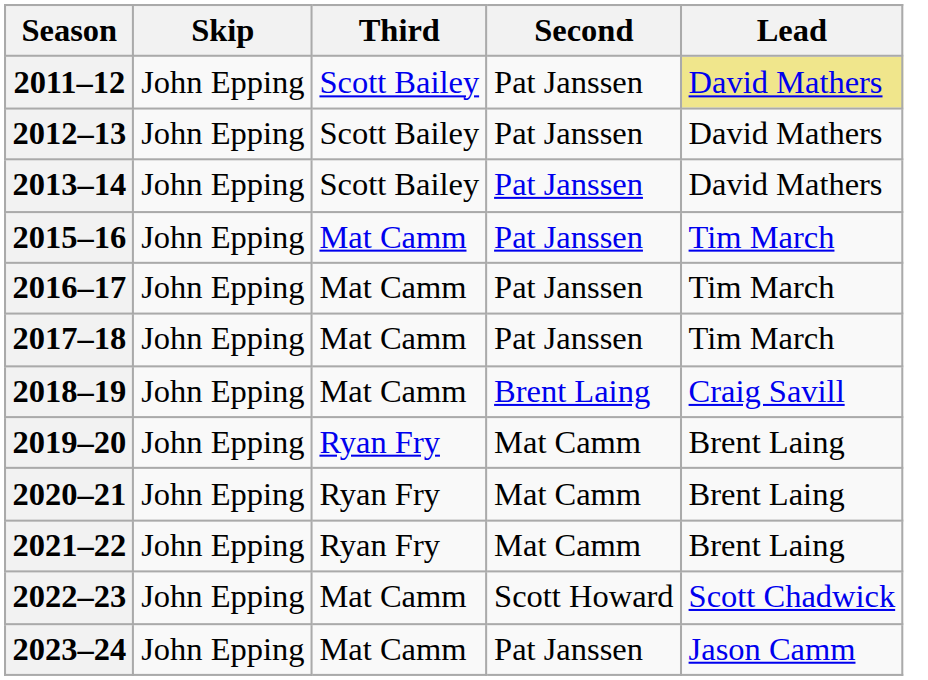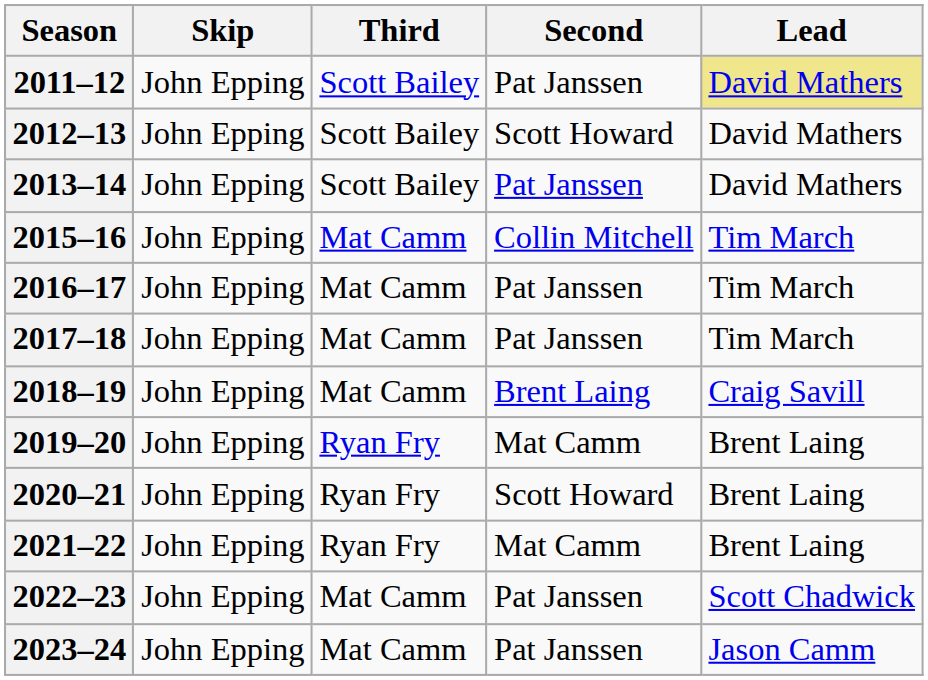(569, 133) Pat Janssen -> (584, 133) Scott Howard
(569, 236) Pat Janssen -> (594, 236) Collin Mitchell
(568, 493) Mat Camm -> (584, 493) Scott Howard
(584, 596) Scott Howard -> (569, 596) Pat Janssen
